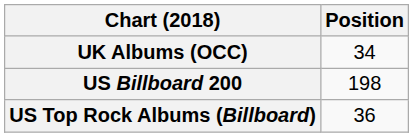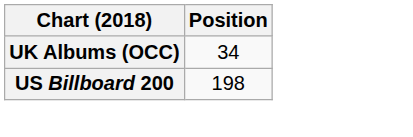- row: (163, 115)
